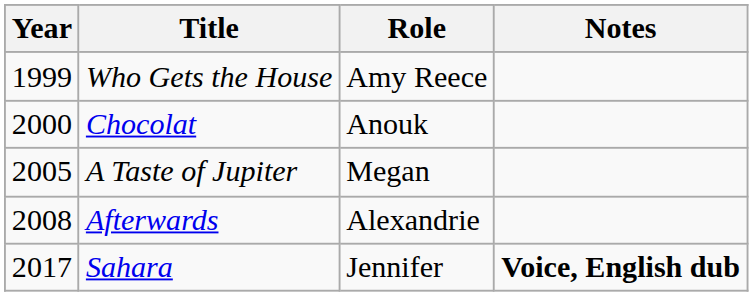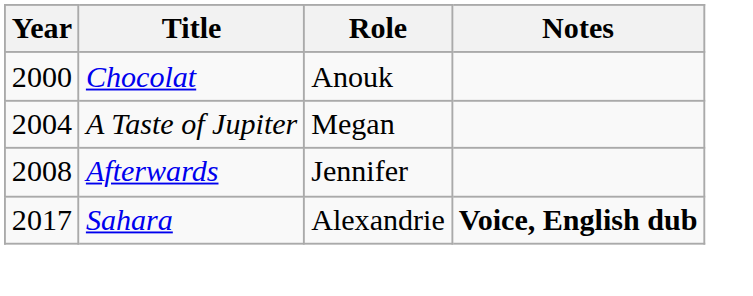- row: (209, 76)
(42, 171) 2005 -> (42, 123) 2004
(413, 219) Alexandrie -> (360, 171) Jennifer
(395, 266) Jennifer -> (378, 219) Alexandrie
